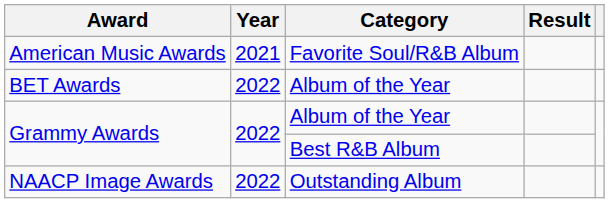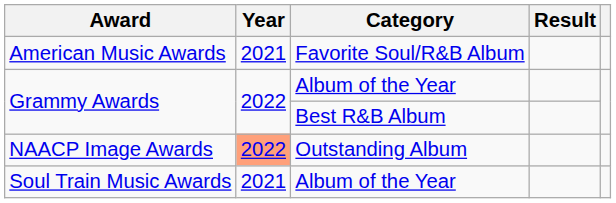- row: (65, 85)
(258, 181) no background -> (263, 149) lightsalmon background
+ row: (120, 181)
